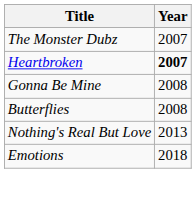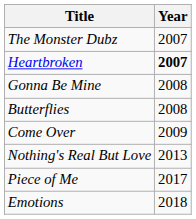+ row: (42, 132)
+ row: (43, 179)
